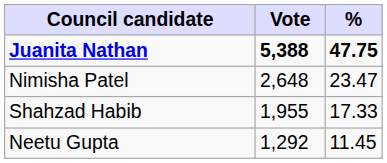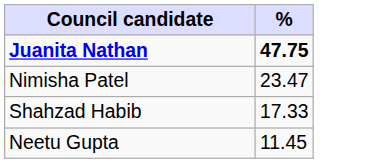- column: (290, 19)
